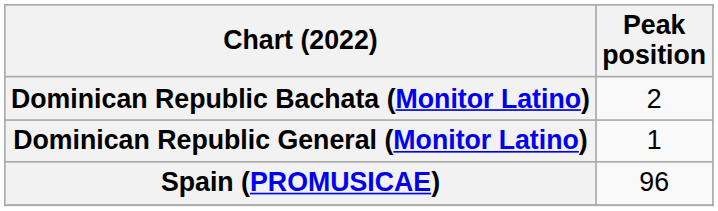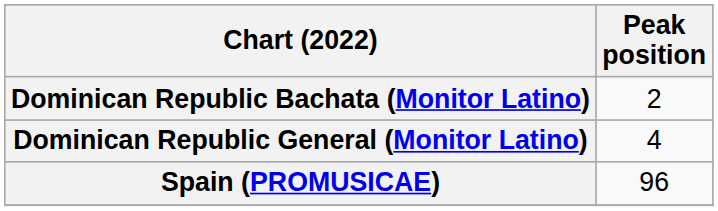(654, 140) 1 -> (654, 140) 4
